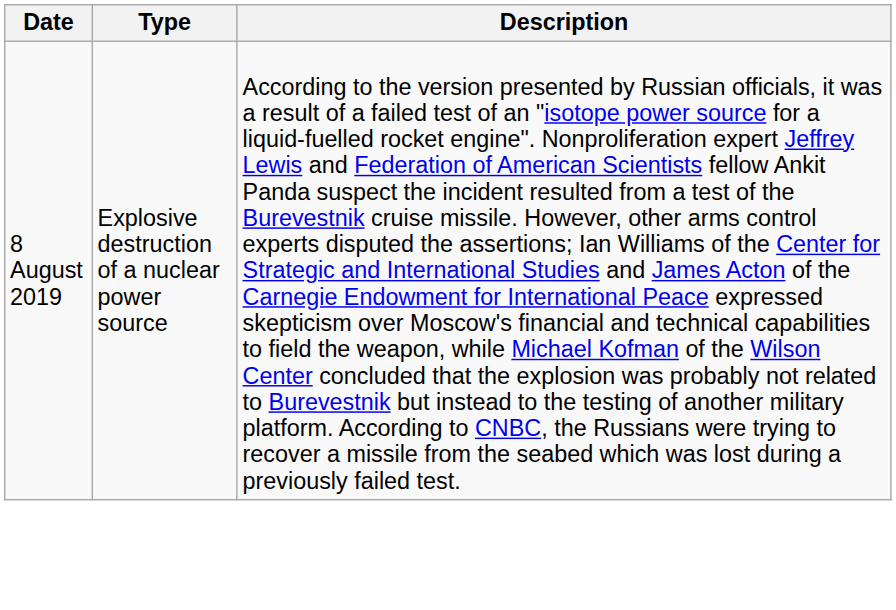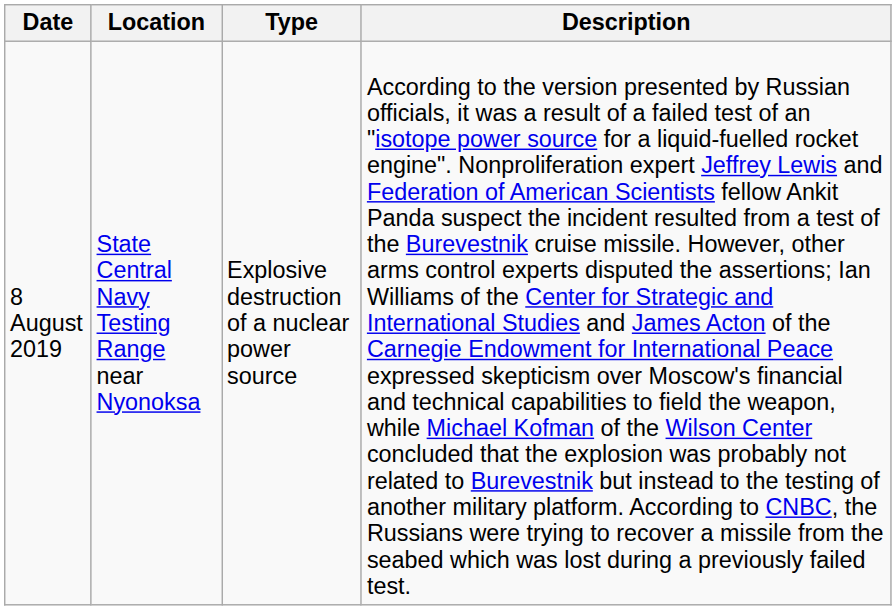+ column: (156, 23)
